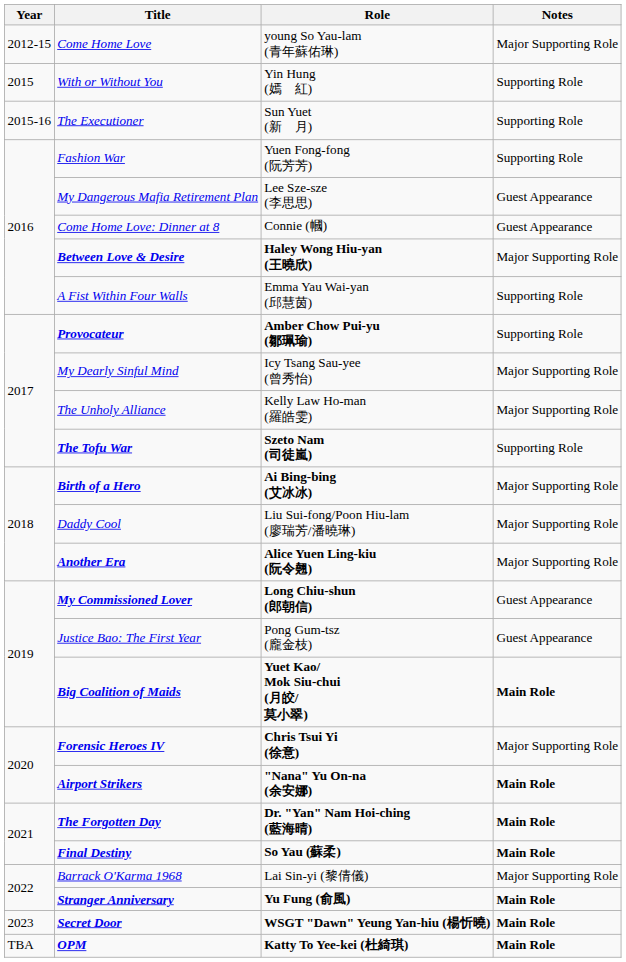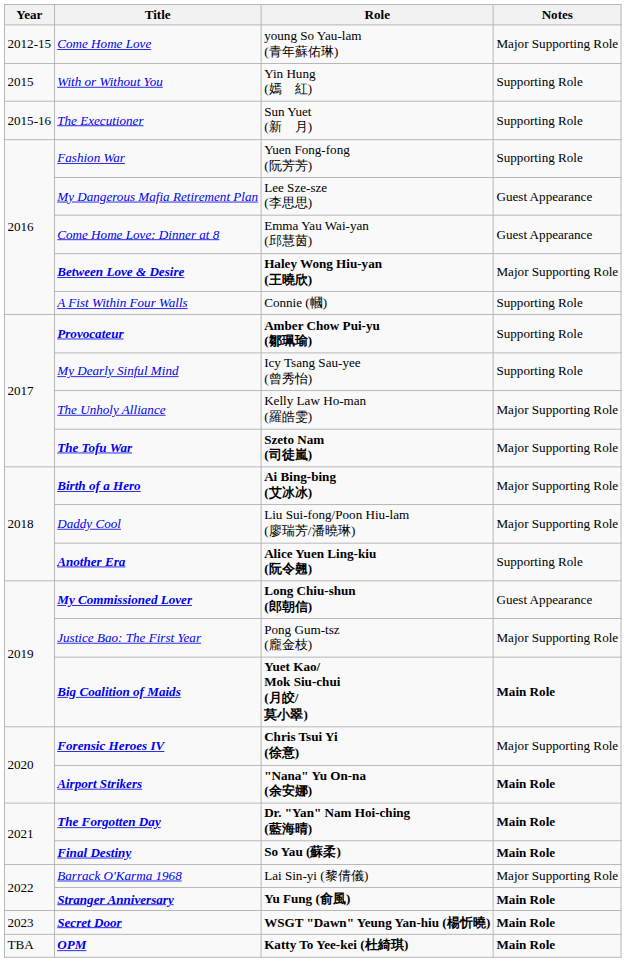(296, 226) Connie (幗) -> (317, 233) Emma Yau Wai-yan (邱慧茵)
(317, 294) Emma Yau Wai-yan (邱慧茵) -> (296, 302) Connie (幗)
(557, 371) Major Supporting Role -> (540, 371) Supporting Role
(540, 447) Supporting Role -> (557, 447) Major Supporting Role
(557, 561) Major Supporting Role -> (540, 561) Supporting Role
(544, 638) Guest Appearance -> (557, 638) Major Supporting Role
